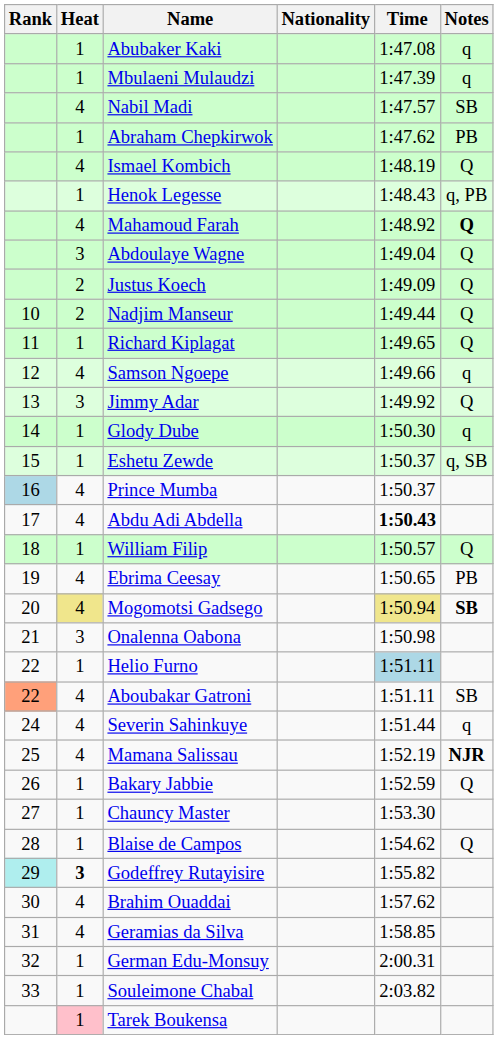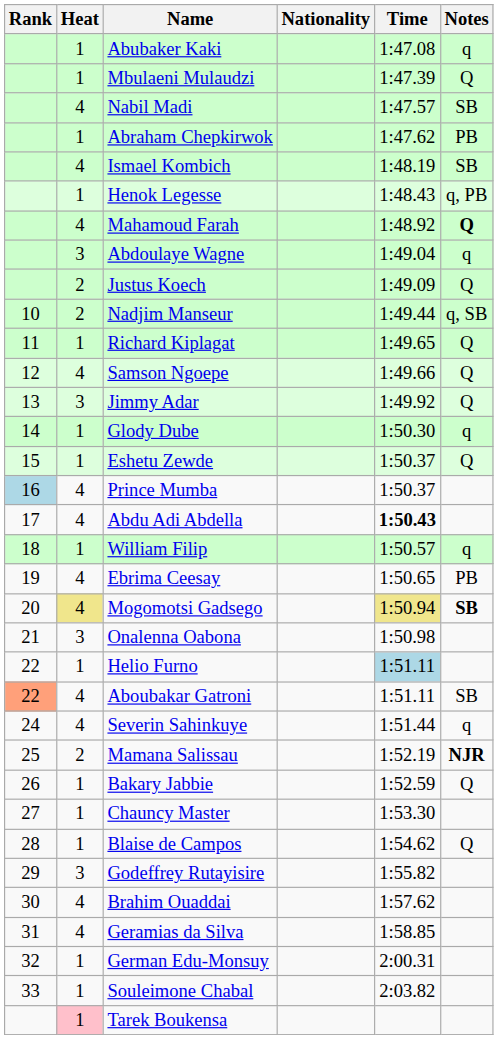(467, 78) q -> (467, 78) Q
(467, 166) Q -> (467, 166) SB
(467, 254) Q -> (467, 254) q
(467, 313) Q -> (467, 313) q, SB
(467, 372) q -> (467, 372) Q
(467, 460) q, SB -> (467, 460) Q
(467, 549) Q -> (467, 549) q
(80, 755) 4 -> (80, 755) 2
(31, 872) paleturquoise background -> (31, 872) no background
(80, 872) bold -> (80, 872) normal
